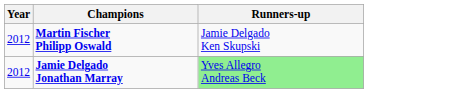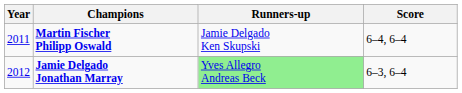+ column: (410, 14)
(19, 40) 2012 -> (18, 40) 2011
